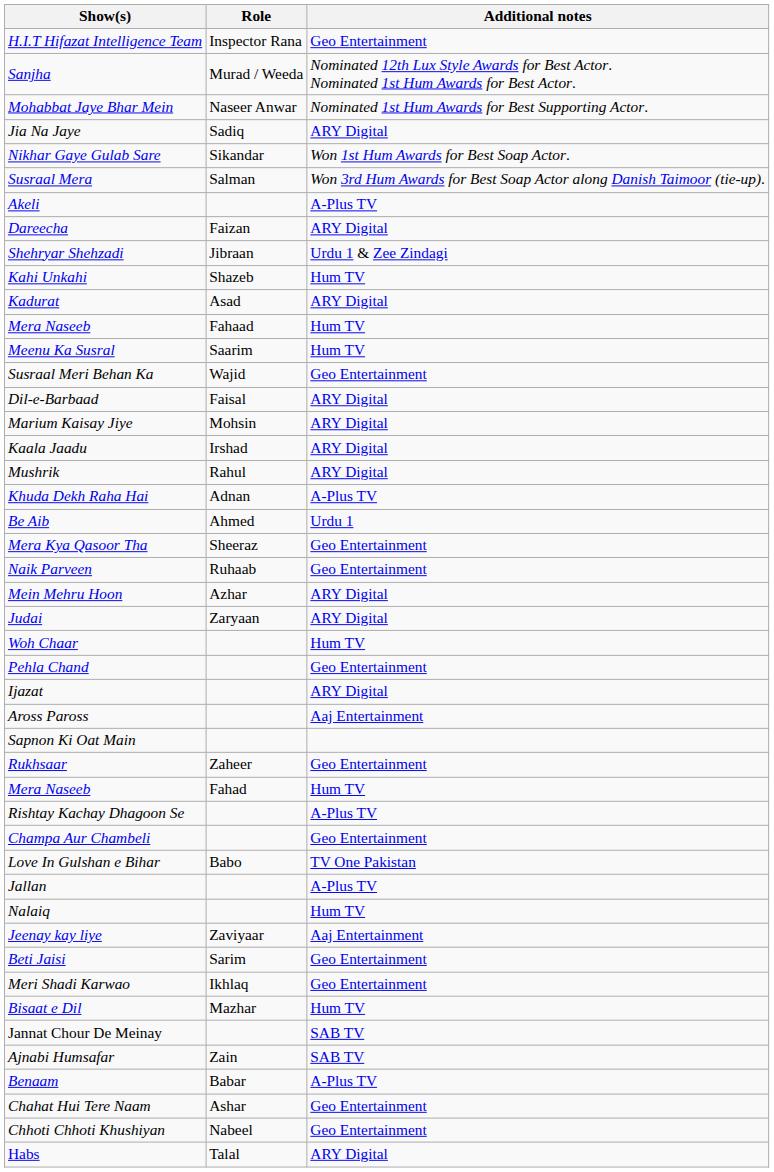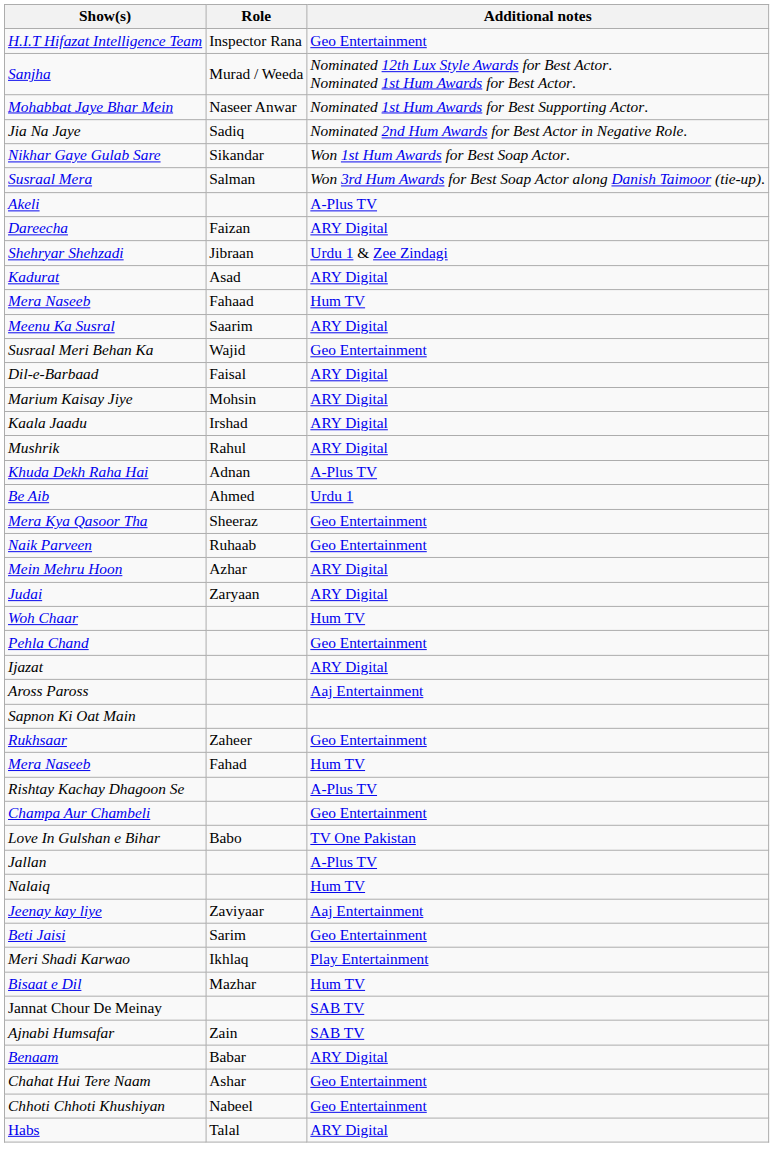(349, 131) ARY Digital -> (499, 131) Nominated 2nd Hum Awards for Best Actor in Negative Role.
- row: (47, 277)
(338, 350) Hum TV -> (349, 326) ARY Digital
(369, 983) Geo Entertainment -> (369, 959) Play Entertainment
(344, 1081) A-Plus TV -> (349, 1057) ARY Digital
